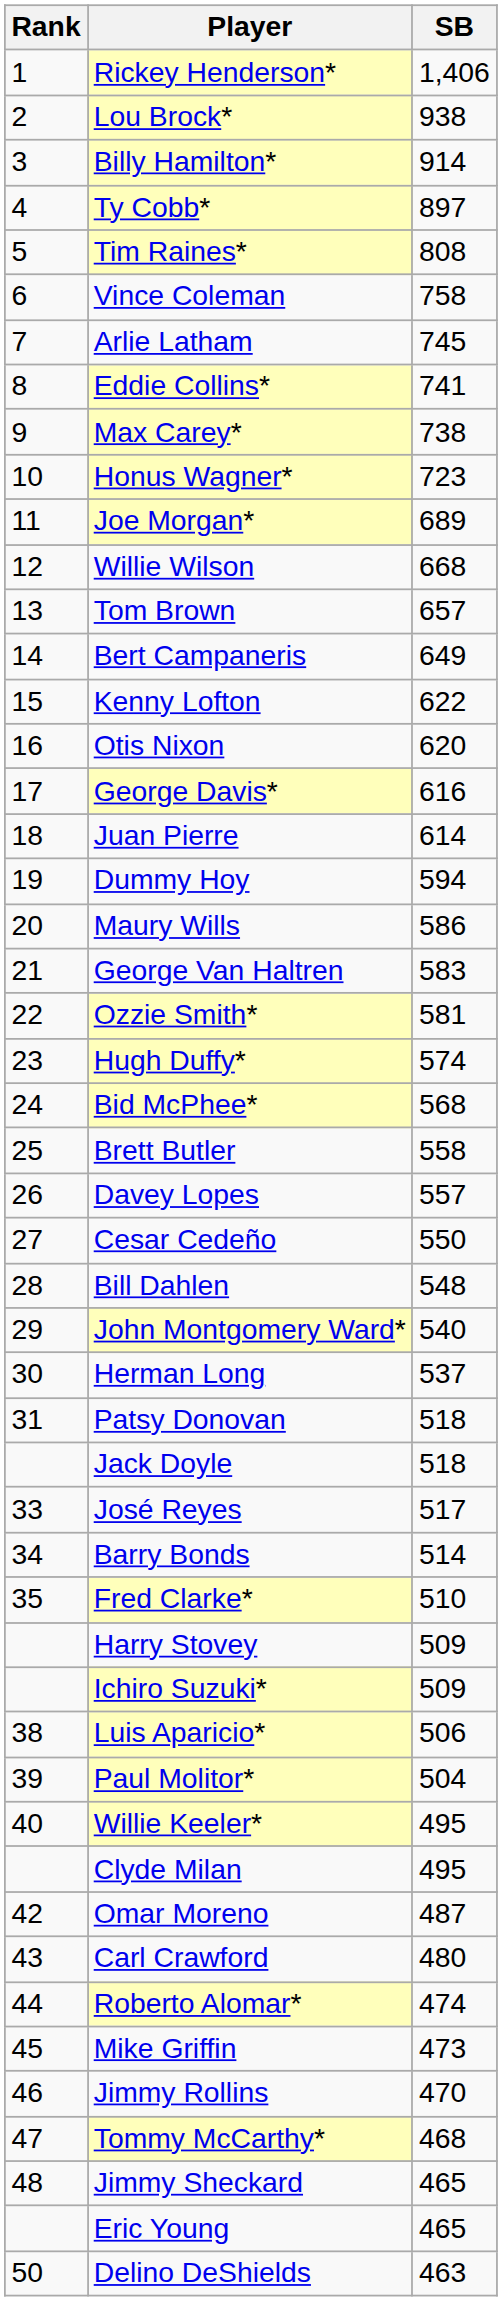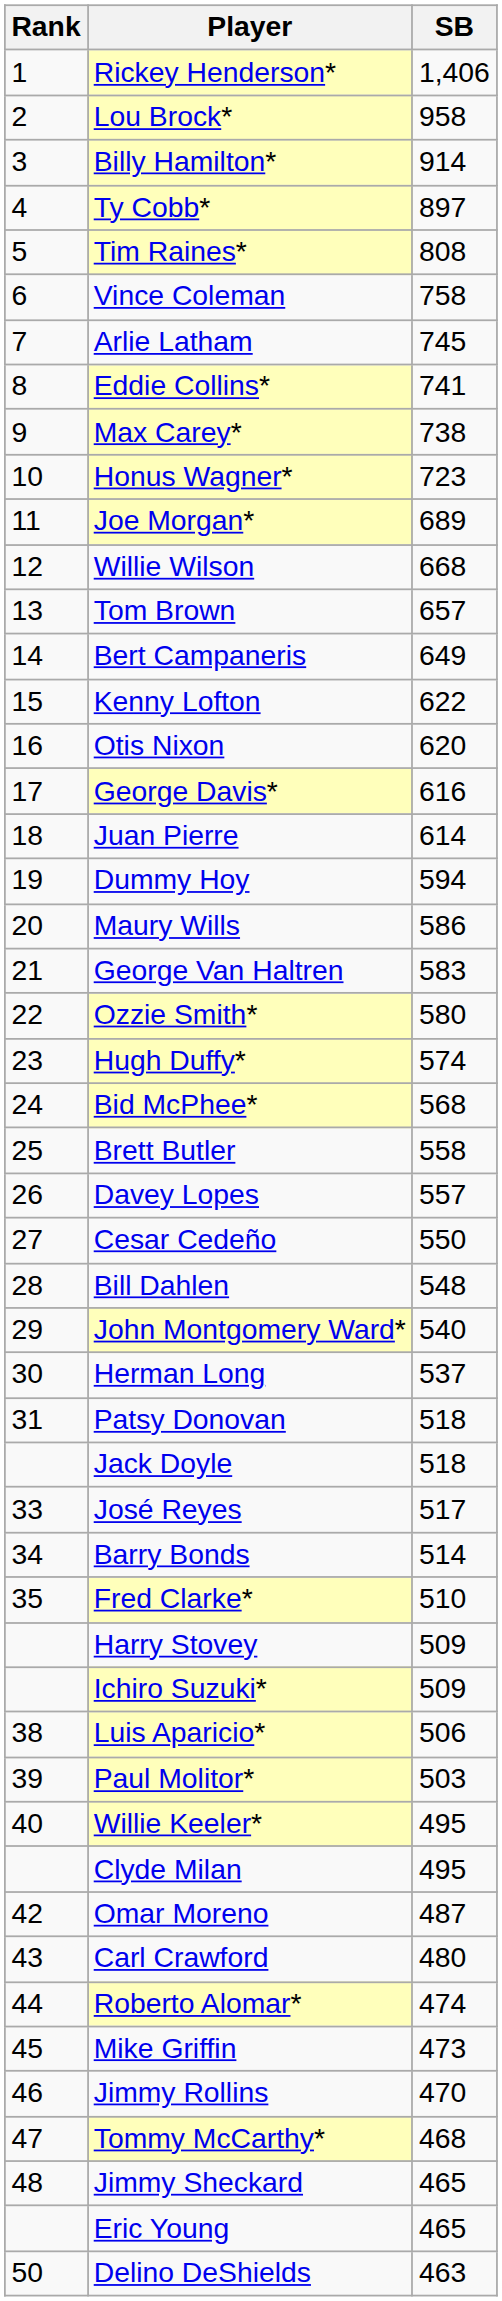(443, 117) 938 -> (443, 117) 958
(443, 1015) 581 -> (443, 1015) 580
(443, 1778) 504 -> (443, 1778) 503
